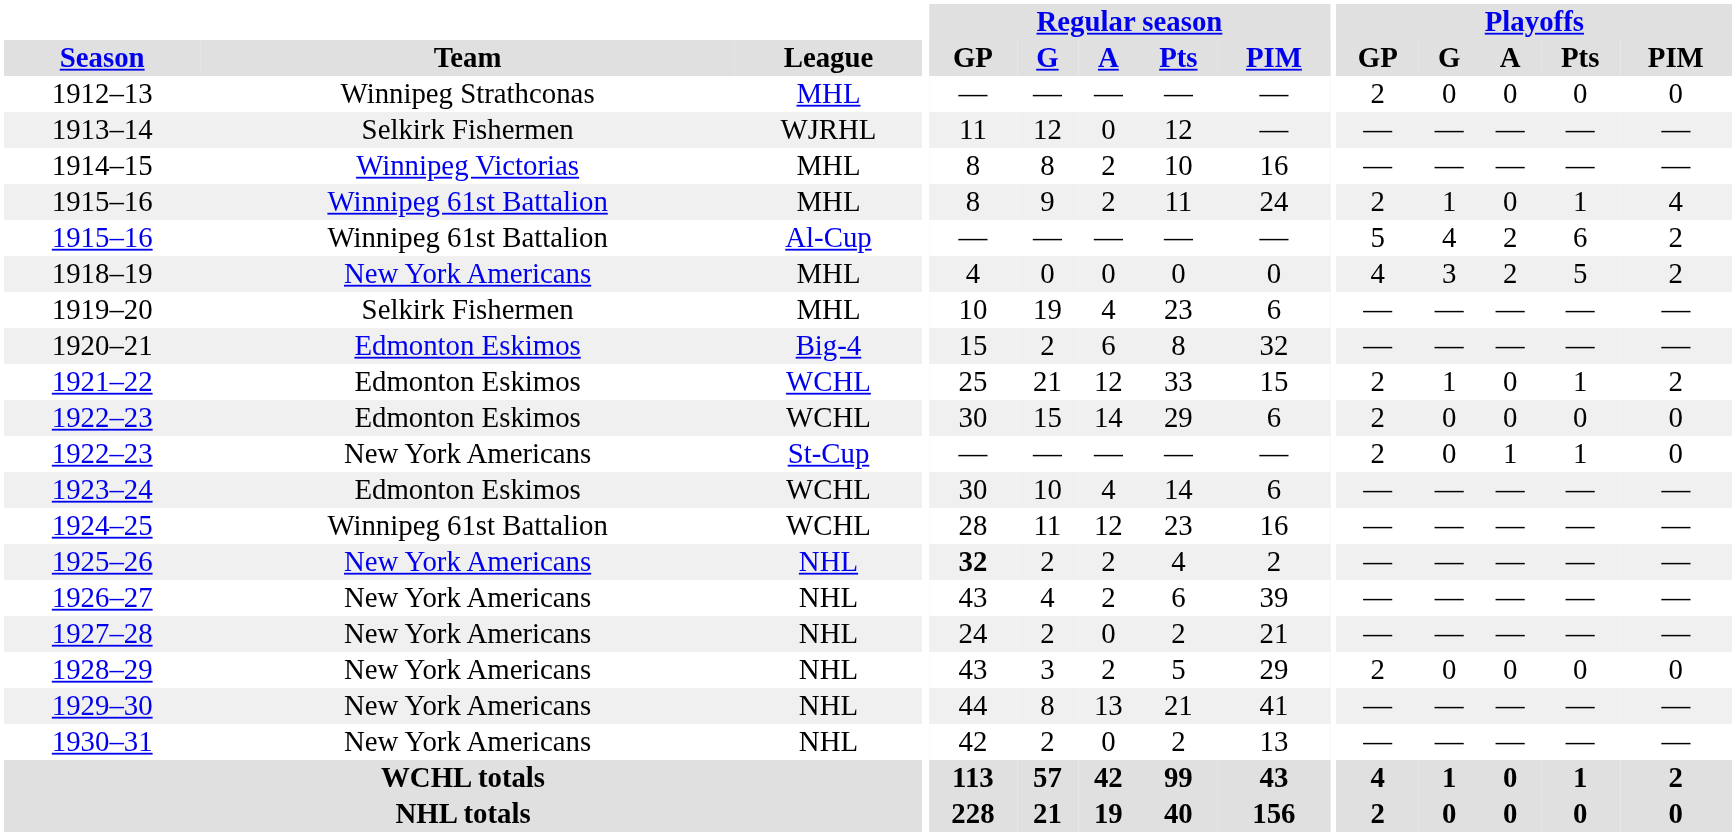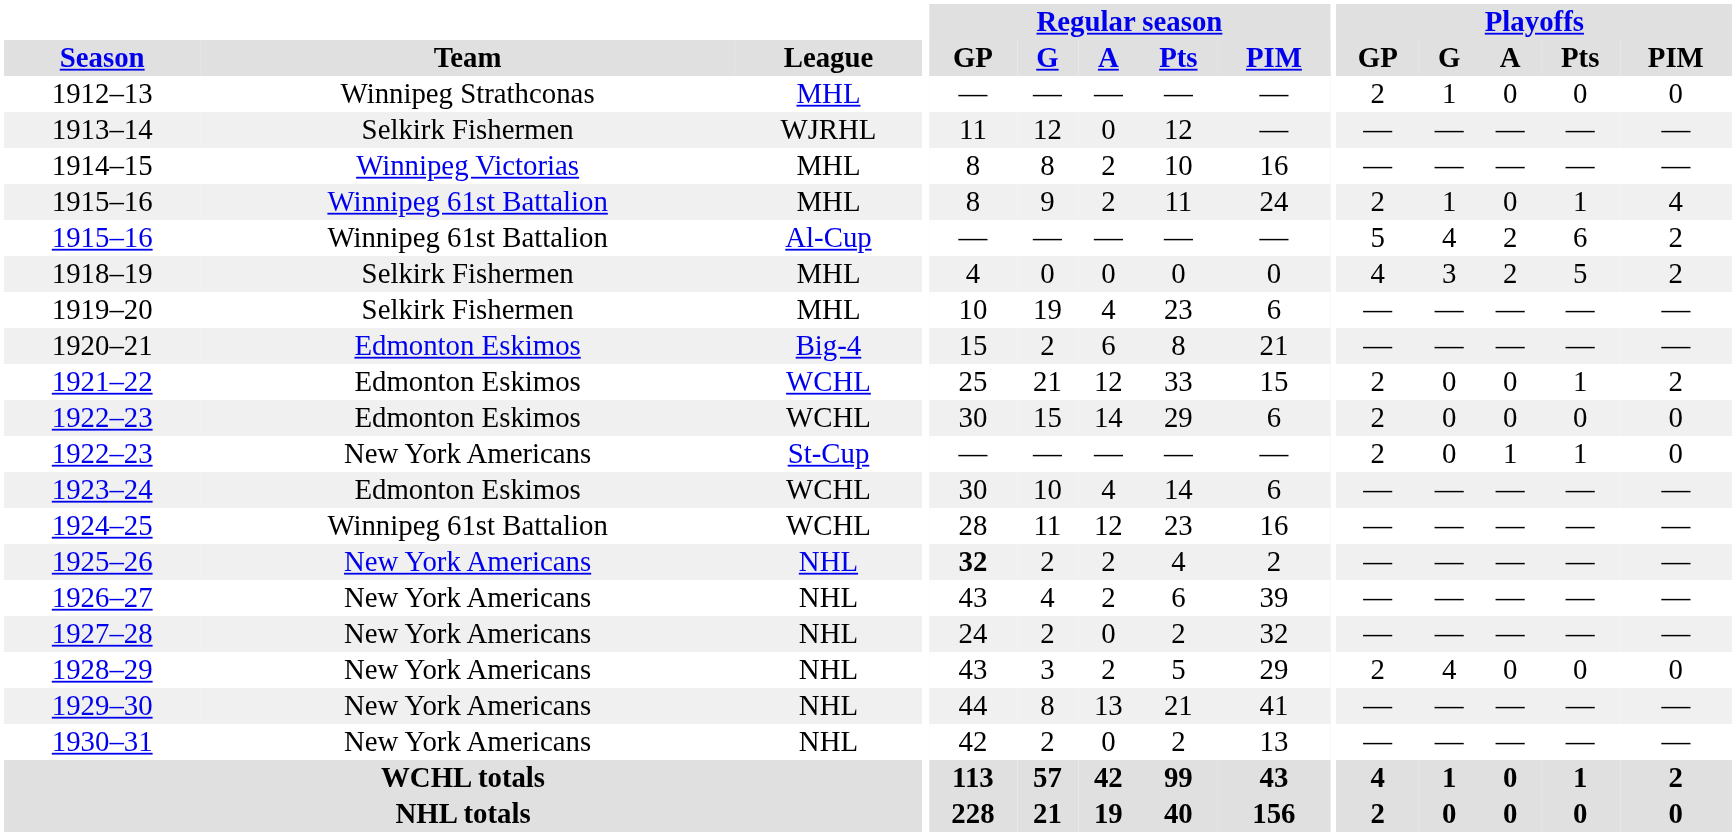(1449, 93) 0 -> (1449, 93) 1
(468, 273) New York Americans -> (468, 273) Selkirk Fishermen
(1274, 345) 32 -> (1274, 345) 21
(1449, 381) 1 -> (1449, 381) 0
(1274, 633) 21 -> (1274, 633) 32
(1449, 669) 0 -> (1449, 669) 4
